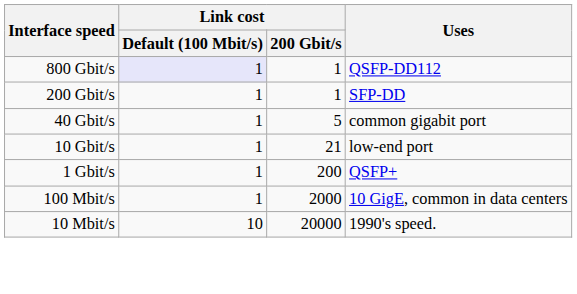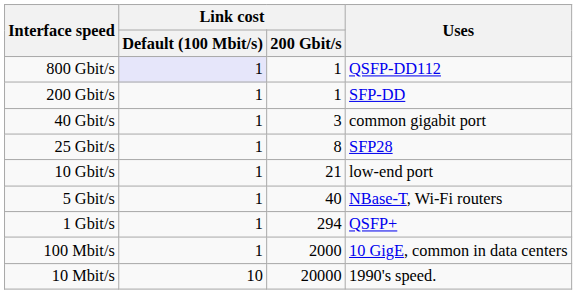(337, 120) 5 -> (337, 120) 3
+ row: (85, 146)
+ row: (89, 198)
(329, 172) 200 -> (329, 224) 294
